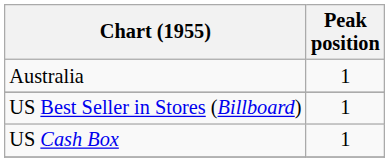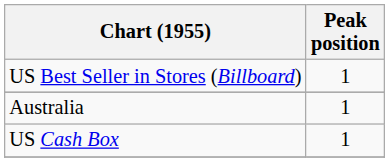rows swapped: (47, 75) <-> (155, 107)
